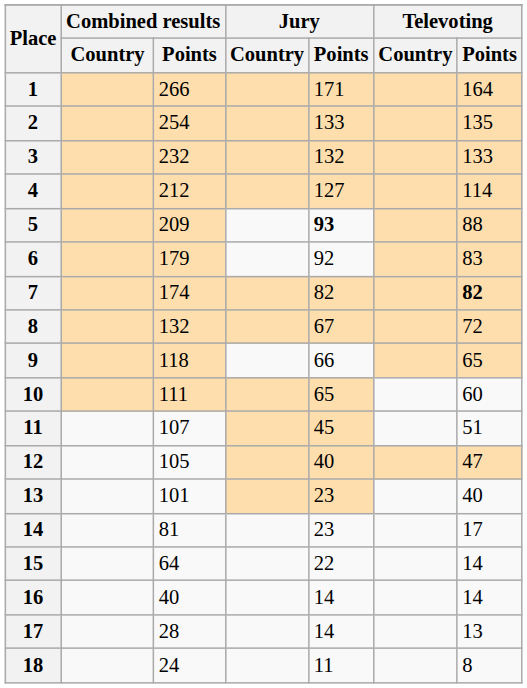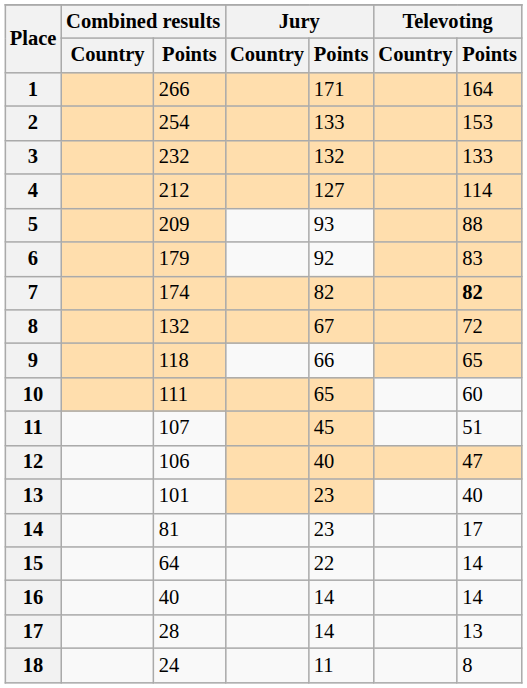(478, 123) 135 -> (478, 123) 153
(324, 224) bold -> (324, 224) normal
(174, 461) 105 -> (174, 461) 106
